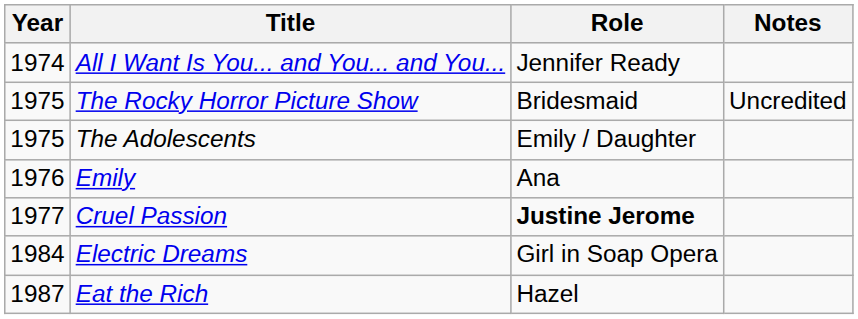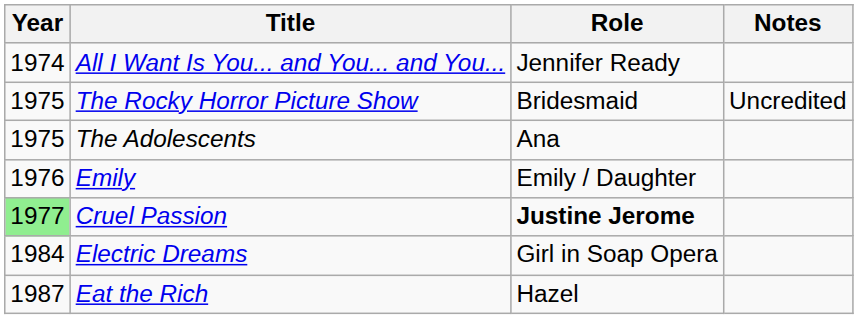(606, 139) Emily / Daughter -> (538, 139) Ana
(538, 178) Ana -> (606, 178) Emily / Daughter
(37, 216) no background -> (37, 216) lightgreen background
